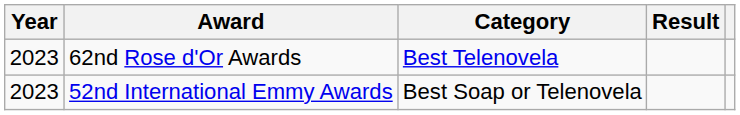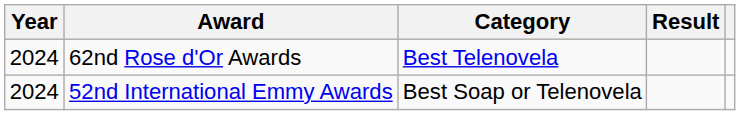(34, 57) 2023 -> (34, 57) 2024
(34, 92) 2023 -> (34, 92) 2024
